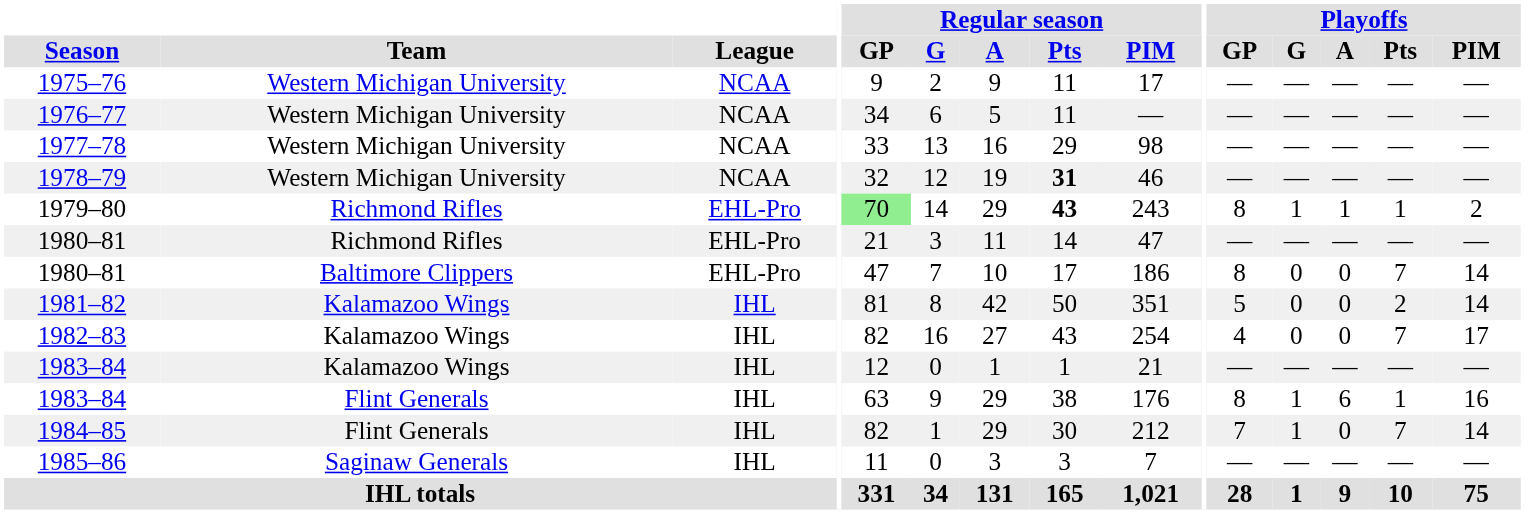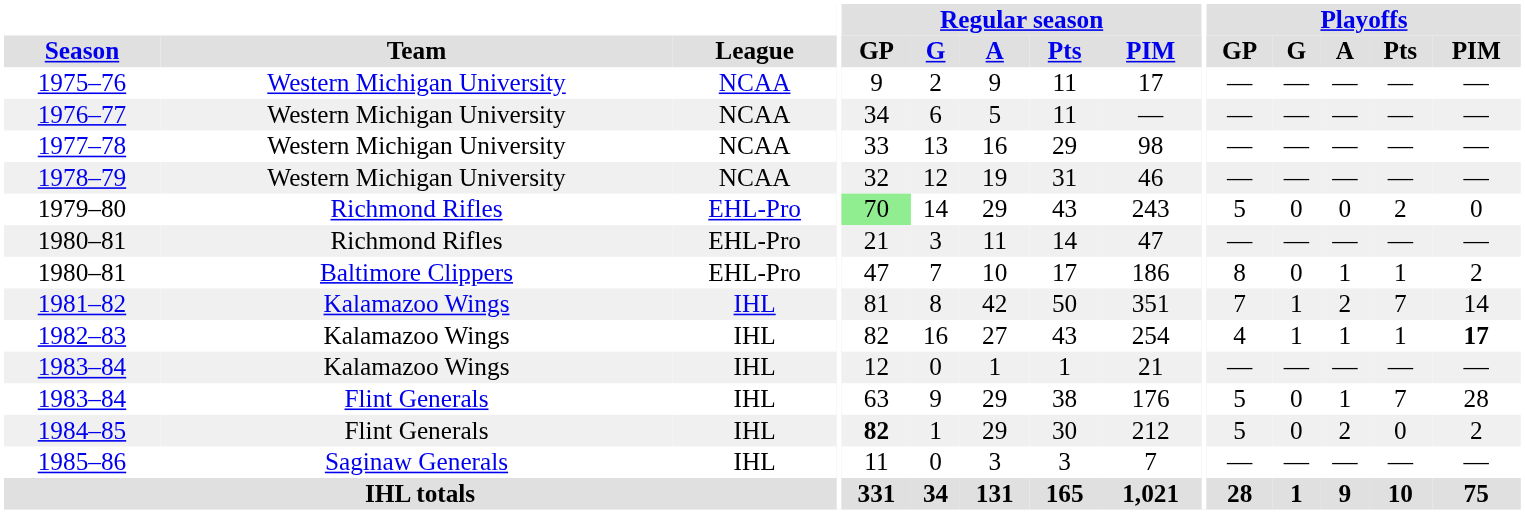(1065, 177) bold -> (1065, 177) normal
(1065, 209) bold -> (1065, 209) normal
(1240, 209) 8 -> (1240, 209) 5
(1296, 209) 1 -> (1296, 209) 0
(1345, 209) 1 -> (1345, 209) 0
(1400, 209) 1 -> (1400, 209) 2
(1476, 209) 2 -> (1476, 209) 0
(1345, 272) 0 -> (1345, 272) 1
(1400, 272) 7 -> (1400, 272) 1
(1476, 272) 14 -> (1476, 272) 2
(1240, 303) 5 -> (1240, 303) 7
(1296, 303) 0 -> (1296, 303) 1
(1345, 303) 0 -> (1345, 303) 2
(1400, 303) 2 -> (1400, 303) 7
(1296, 335) 0 -> (1296, 335) 1
(1345, 335) 0 -> (1345, 335) 1
(1400, 335) 7 -> (1400, 335) 1
(1476, 335) normal -> (1476, 335) bold
(1240, 398) 8 -> (1240, 398) 5
(1296, 398) 1 -> (1296, 398) 0
(1345, 398) 6 -> (1345, 398) 1
(1400, 398) 1 -> (1400, 398) 7
(1476, 398) 16 -> (1476, 398) 28
(876, 430) normal -> (876, 430) bold
(1240, 430) 7 -> (1240, 430) 5
(1296, 430) 1 -> (1296, 430) 0
(1345, 430) 0 -> (1345, 430) 2
(1400, 430) 7 -> (1400, 430) 0
(1476, 430) 14 -> (1476, 430) 2
